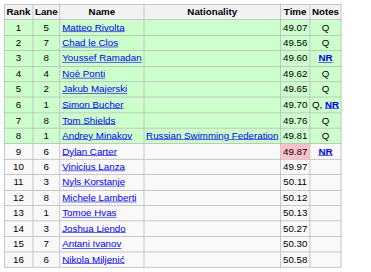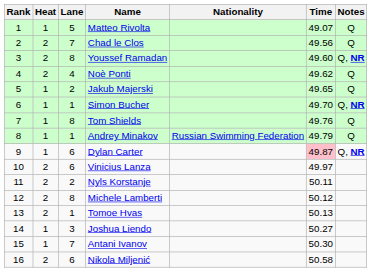+ column: (45, 12)
(325, 58) NR -> (351, 58) Q, NR
(295, 136) 49.81 -> (321, 136) 49.79
(325, 151) NR -> (351, 151) Q, NR
(46, 182) 3 -> (72, 182) 2
